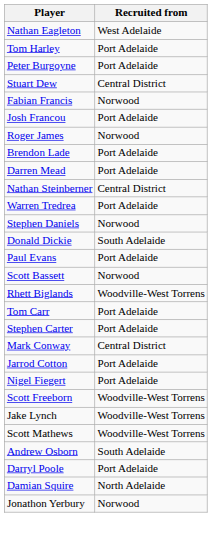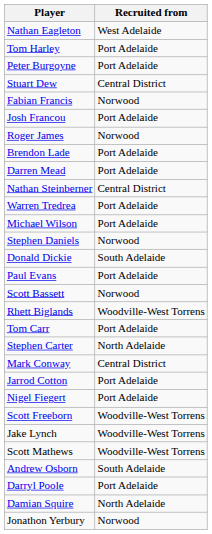+ row: (42, 223)
(128, 328) Port Adelaide -> (131, 345) North Adelaide
